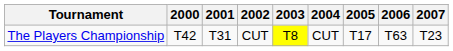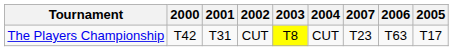columns swapped: (361, 15) <-> (431, 15)
